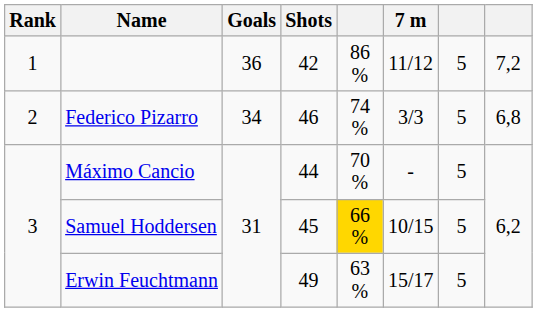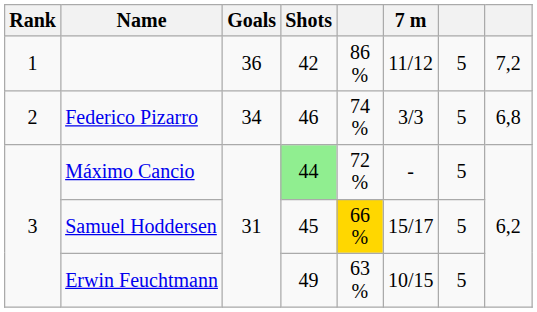(309, 171) no background -> (309, 171) lightgreen background
(360, 171) 70 % -> (360, 171) 72 %
(411, 225) 10/15 -> (411, 225) 15/17
(411, 280) 15/17 -> (411, 280) 10/15
